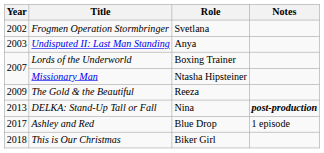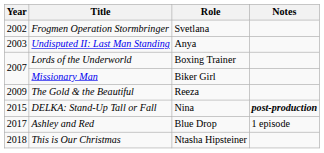(211, 76) Ntasha Hipsteiner -> (195, 76) Biker Girl
(17, 108) 2013 -> (17, 108) 2015
(195, 140) Biker Girl -> (211, 140) Ntasha Hipsteiner
